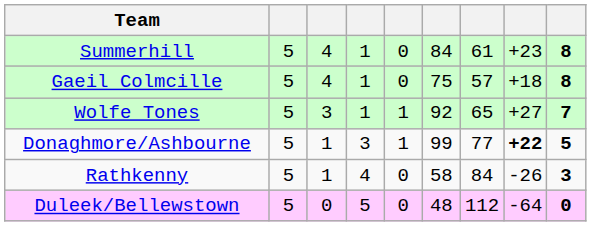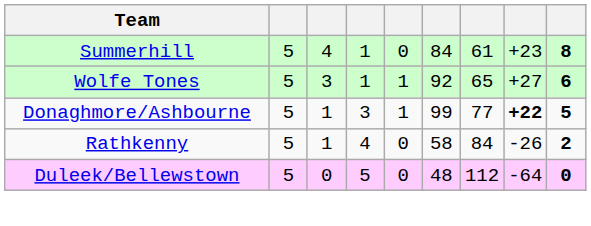- row: (137, 82)
(566, 113) 7 -> (566, 82) 6
(566, 175) 3 -> (566, 144) 2
